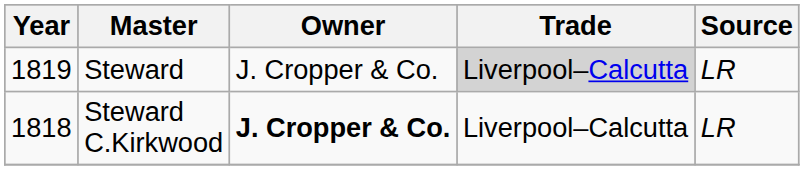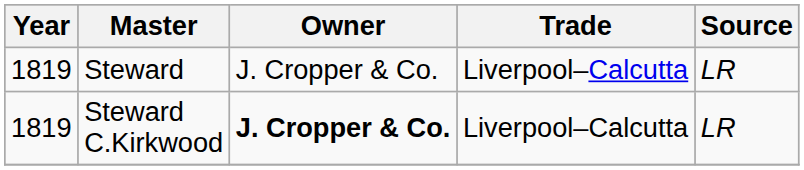(576, 69) lightgrey background -> (576, 69) no background
(41, 127) 1818 -> (41, 127) 1819
